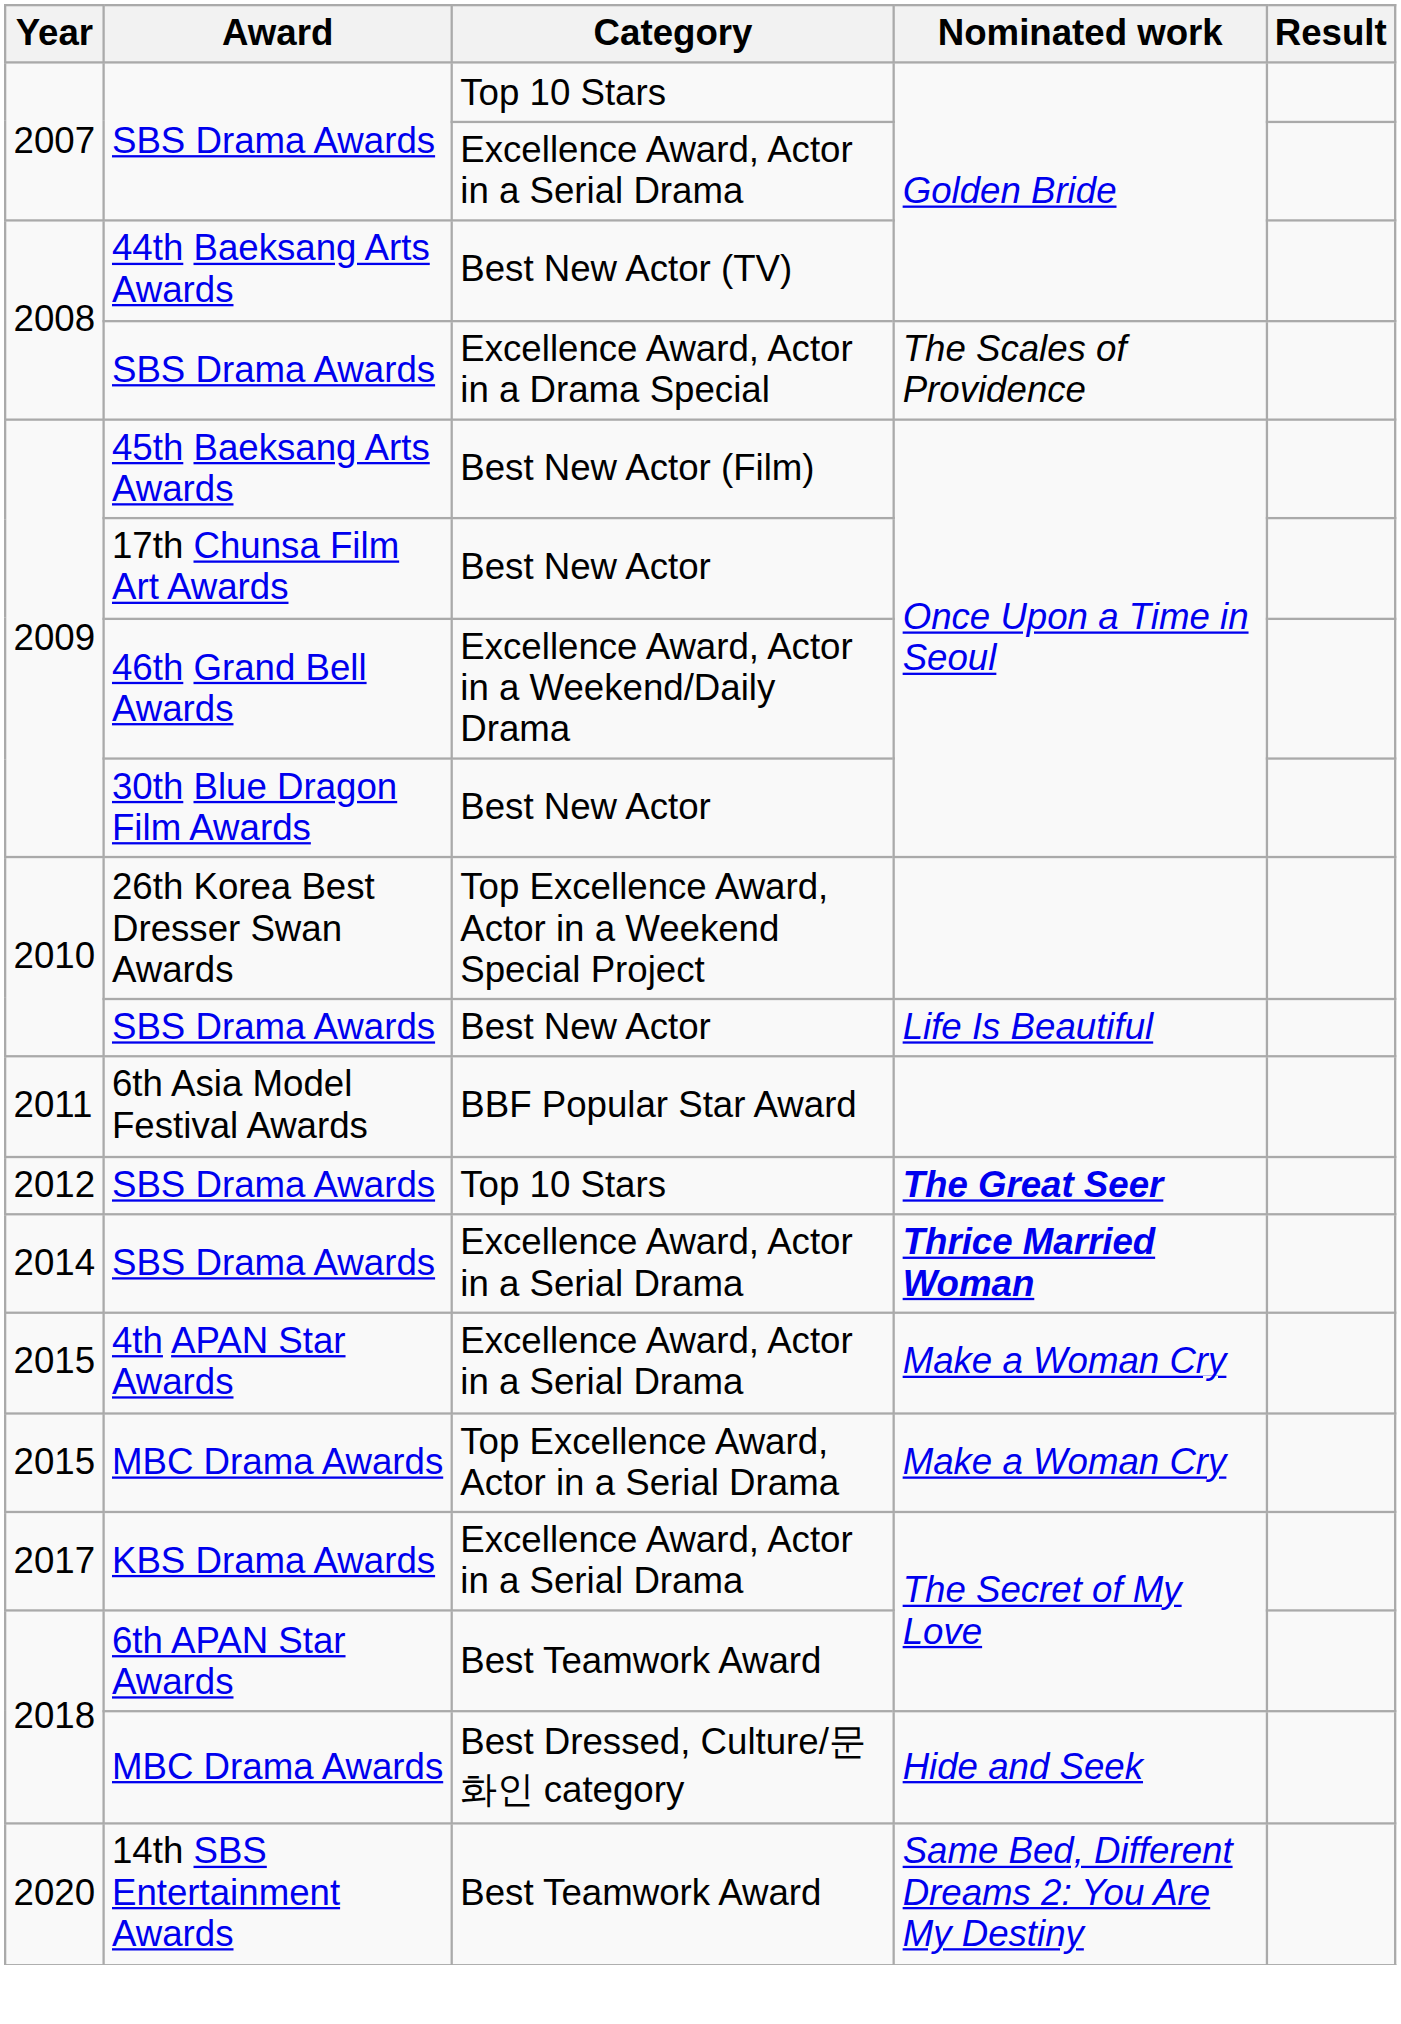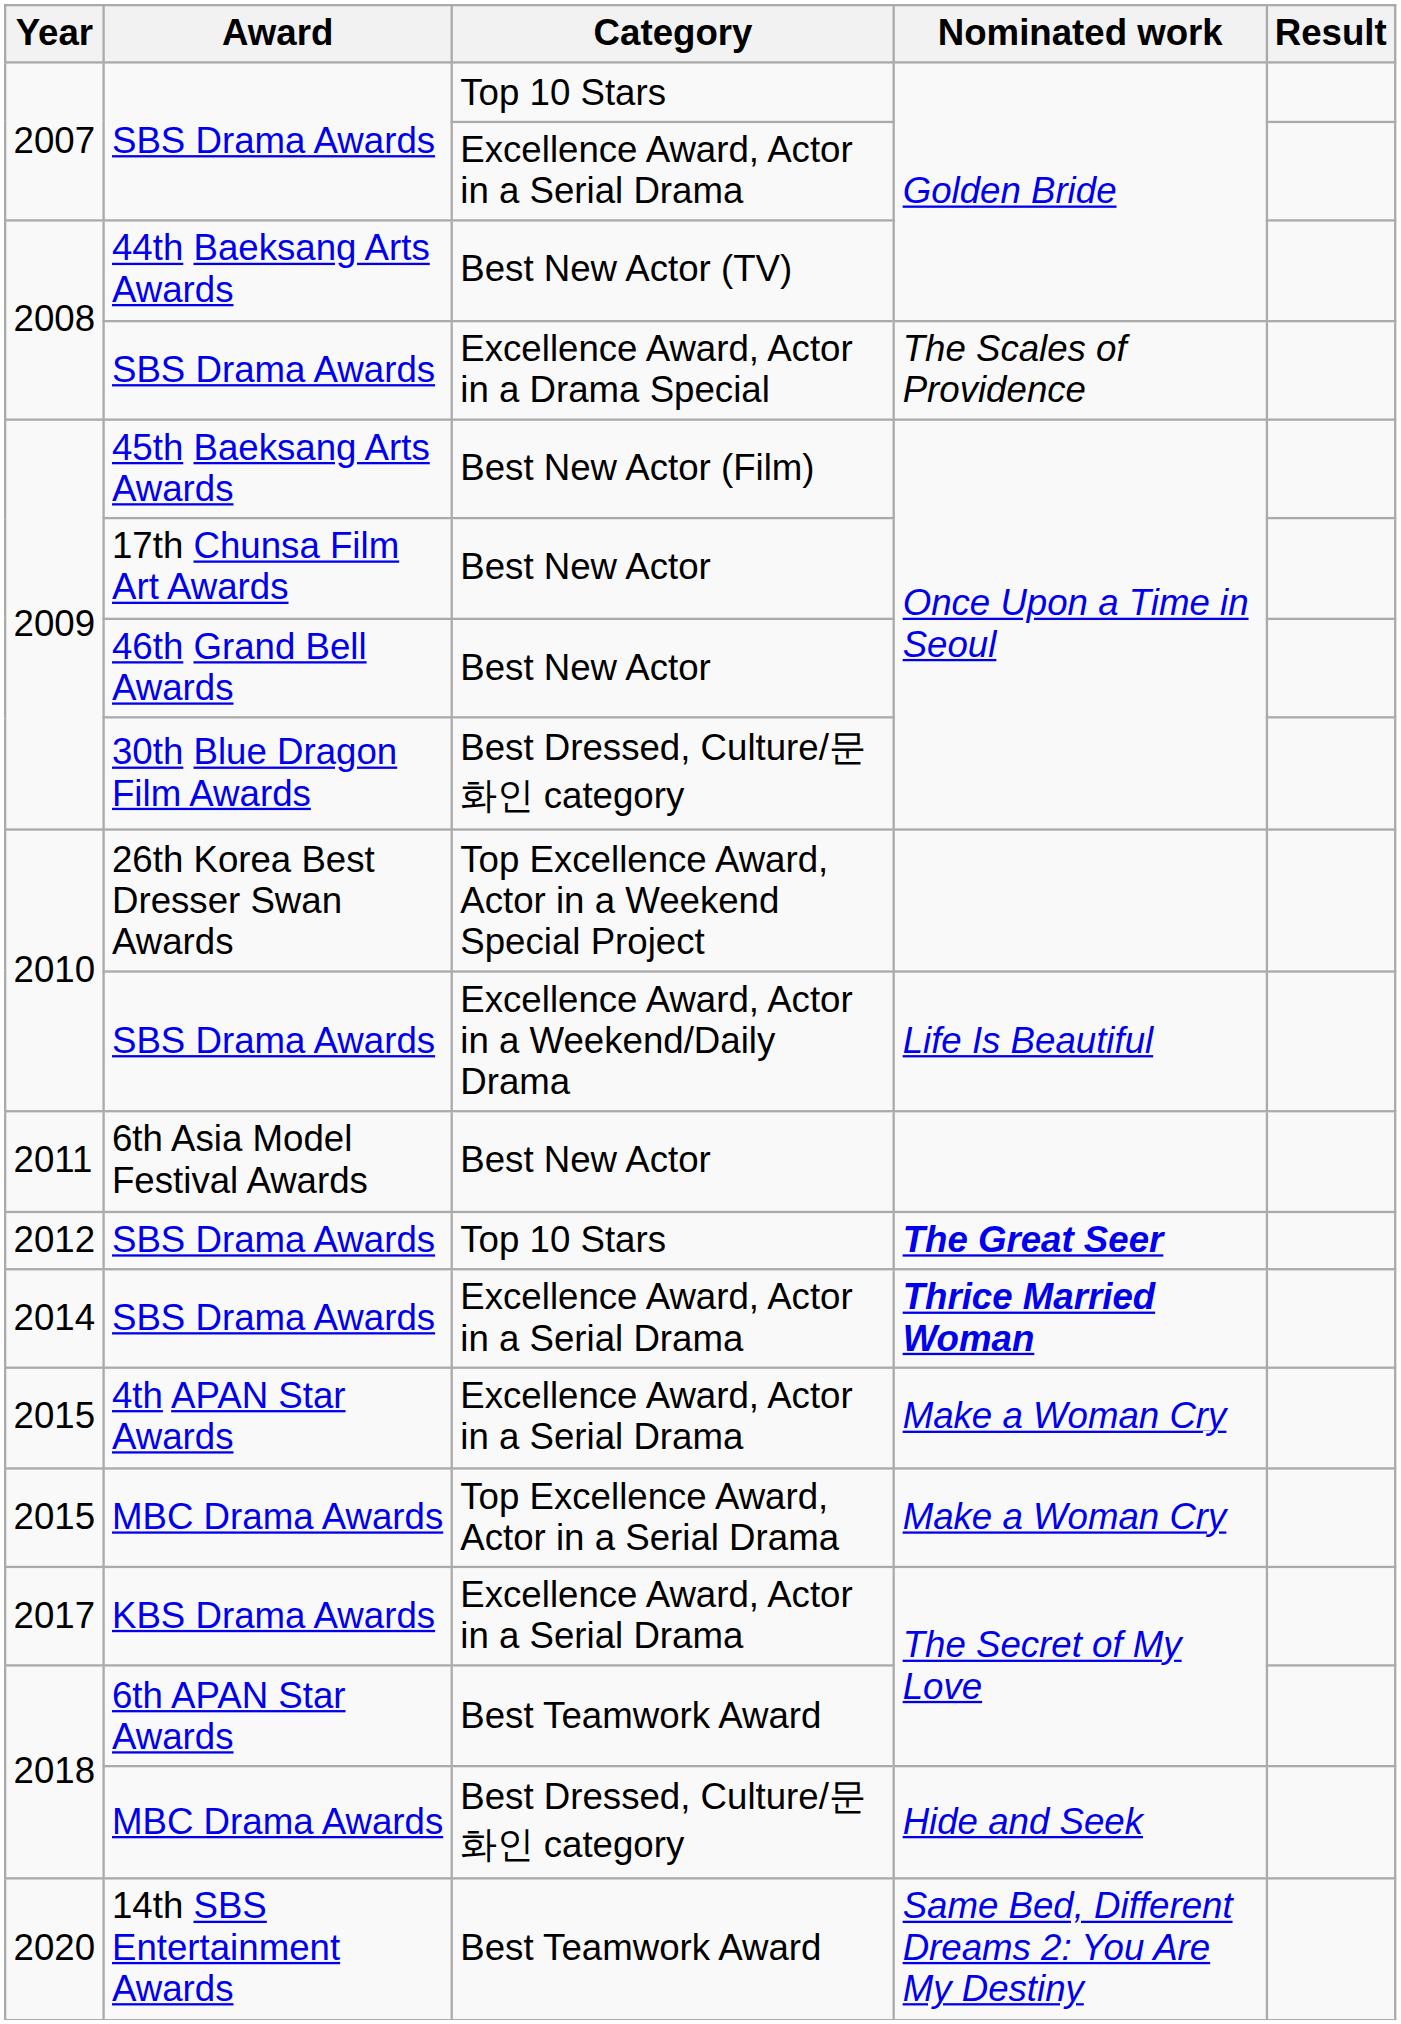(656, 687) Excellence Award, Actor in a Weekend/Daily Drama -> (586, 667) Best New Actor
(586, 807) Best New Actor -> (663, 772) Best Dressed, Culture/문화인 category
(586, 1026) Best New Actor -> (656, 1040) Excellence Award, Actor in a Weekend/Daily Drama
(659, 1105) BBF Popular Star Award -> (586, 1160) Best New Actor
